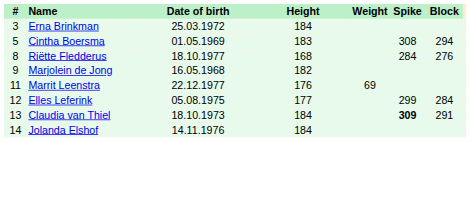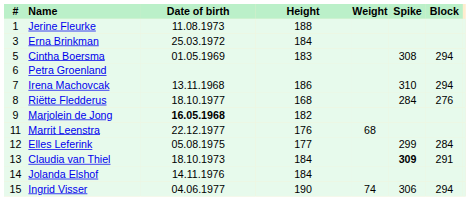+ row: (62, 26)
+ row: (67, 71)
+ row: (69, 85)
(198, 71) normal -> (198, 115) bold
(370, 85) 69 -> (370, 130) 68
+ row: (58, 189)
